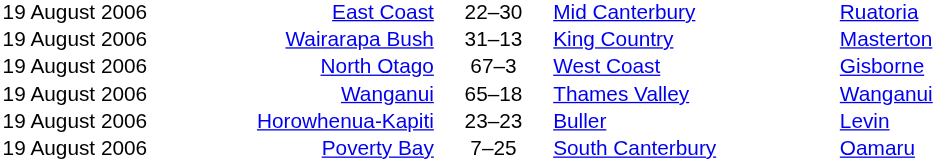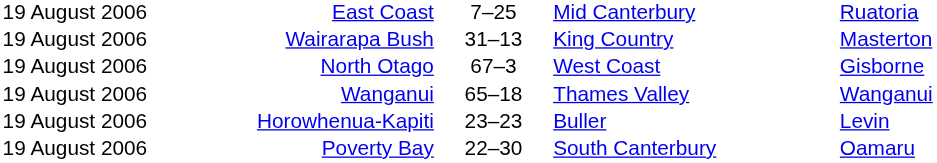(494, 12) 22–30 -> (494, 12) 7–25
(494, 148) 7–25 -> (494, 148) 22–30
